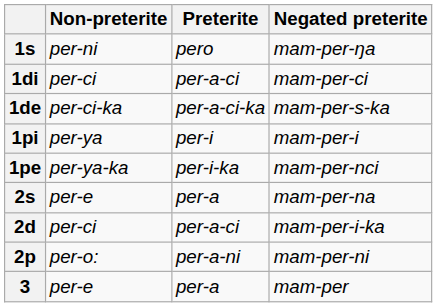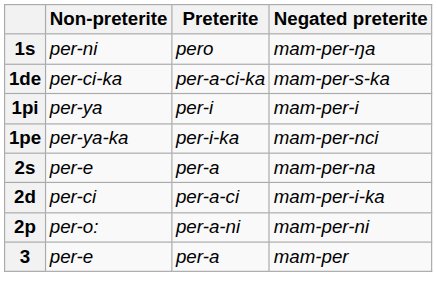- row: (25, 78)
